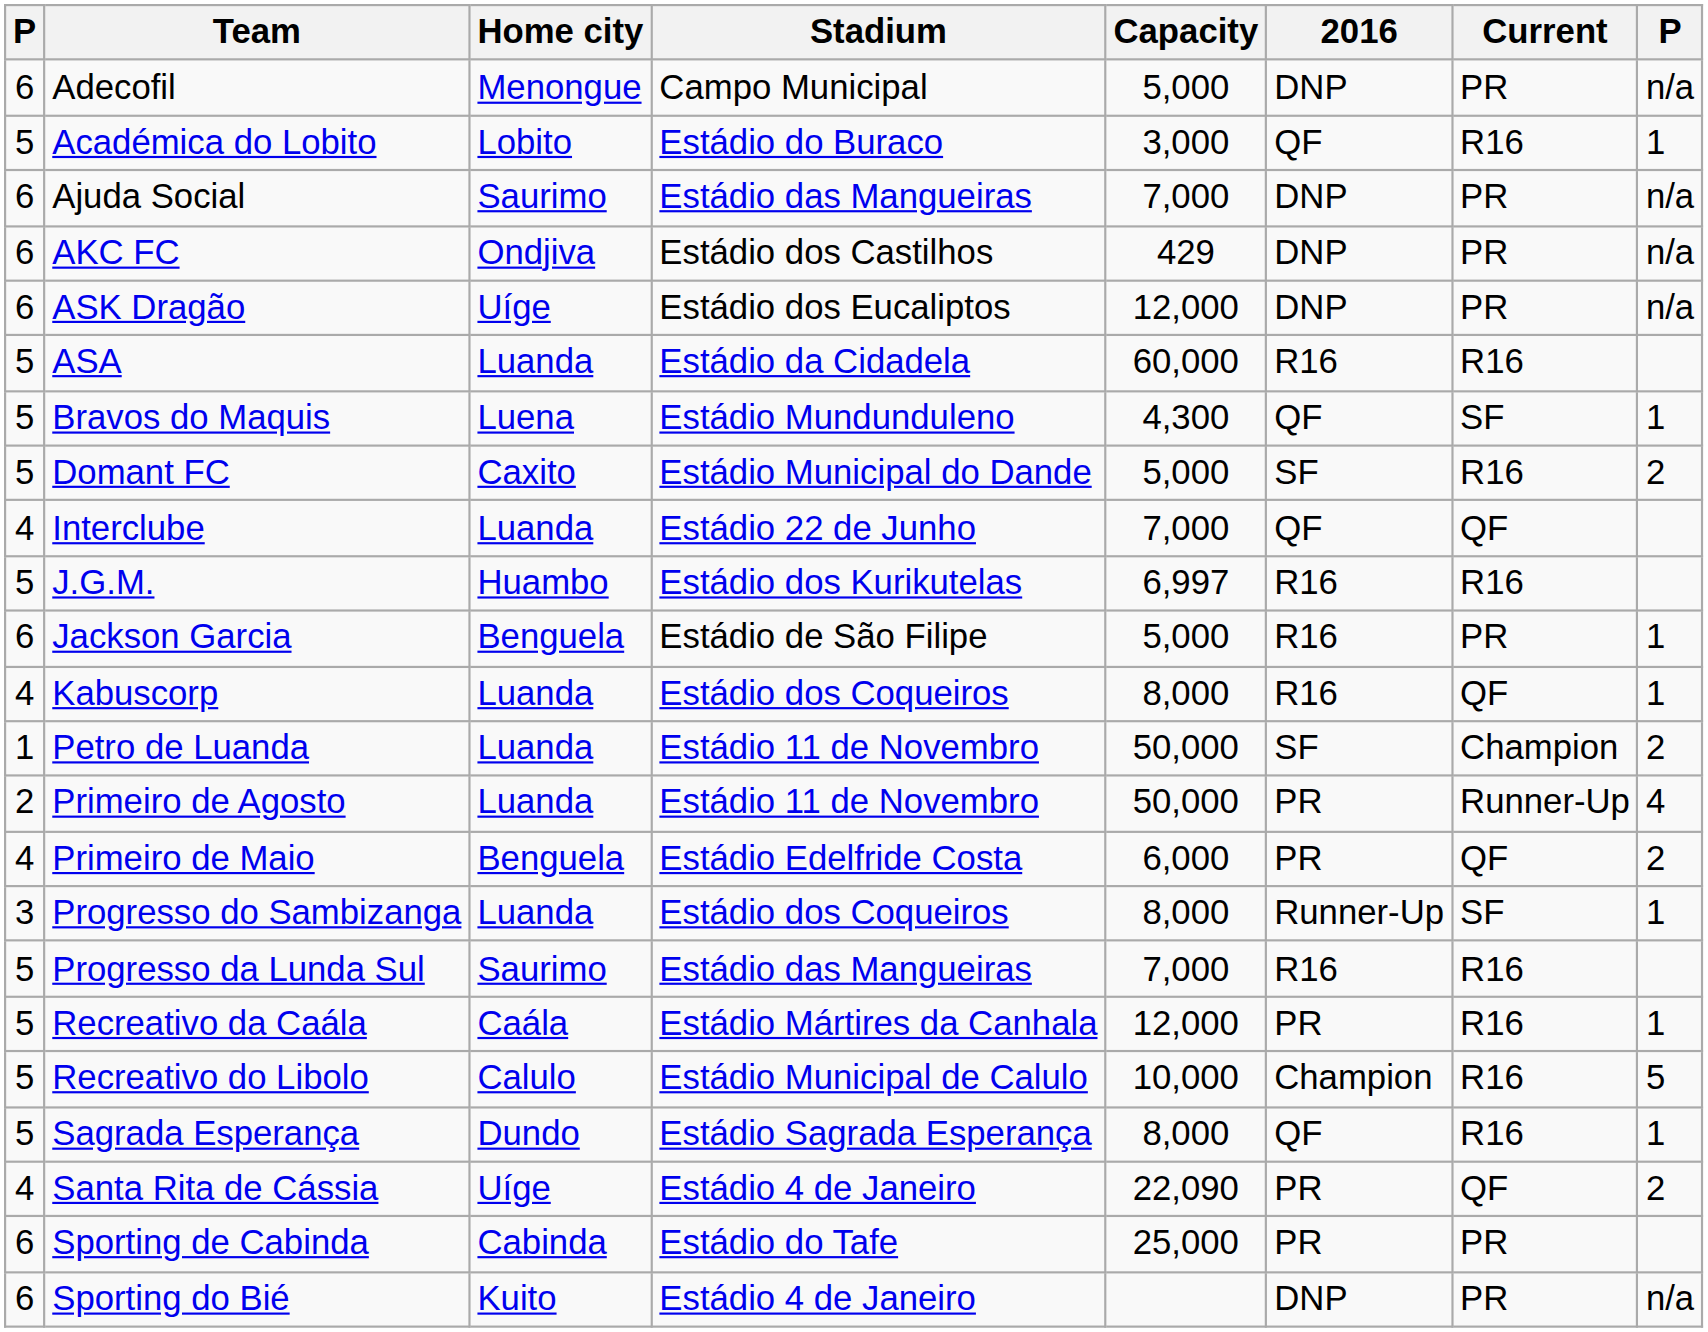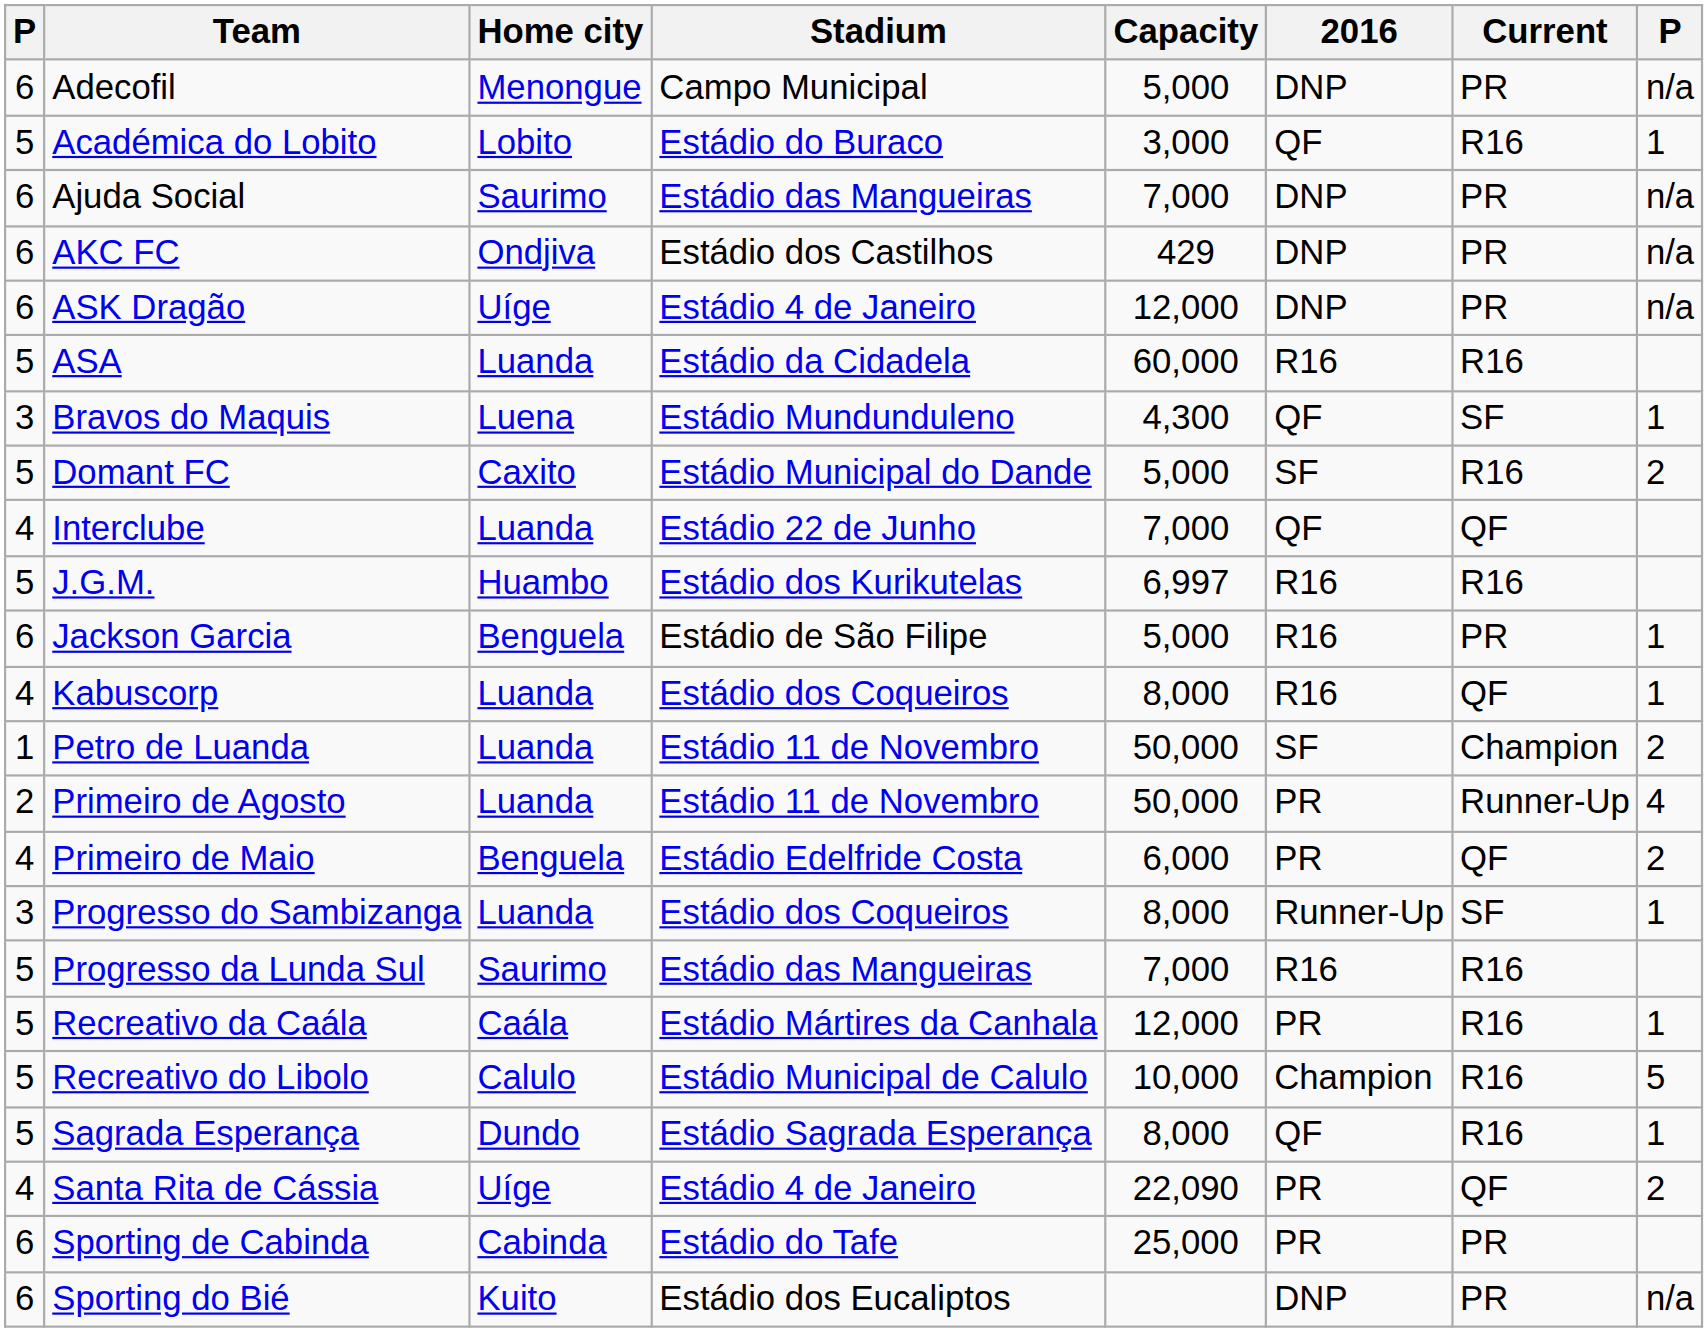(835, 307) Estádio dos Eucaliptos -> (818, 307) Estádio 4 de Janeiro
(25, 417) 5 -> (25, 417) 3
(818, 1298) Estádio 4 de Janeiro -> (835, 1298) Estádio dos Eucaliptos
